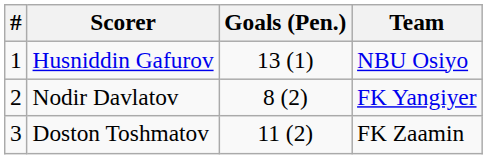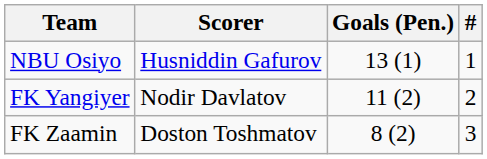columns swapped: (16, 23) <-> (417, 23)
(285, 97) 8 (2) -> (393, 97) 11 (2)
(285, 134) 11 (2) -> (393, 134) 8 (2)
